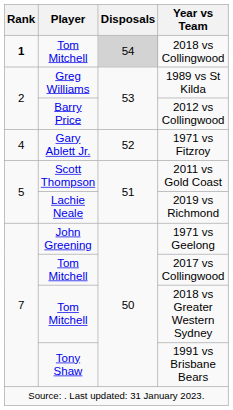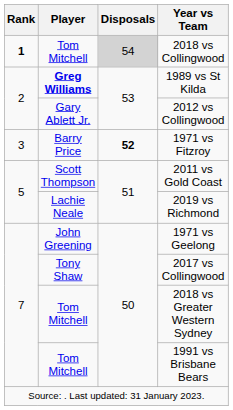(68, 82) normal -> (68, 82) bold
(68, 113) Barry Price -> (68, 113) Gary Ablett Jr.
(21, 145) 4 -> (21, 145) 3
(68, 145) Gary Ablett Jr. -> (68, 145) Barry Price
(128, 145) normal -> (128, 145) bold
(68, 269) Tom Mitchell -> (68, 269) Tony Shaw
(68, 364) Tony Shaw -> (68, 364) Tom Mitchell
